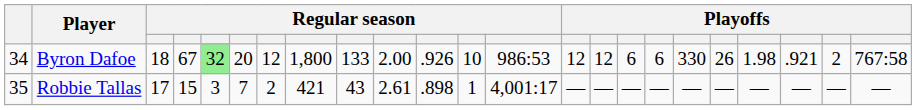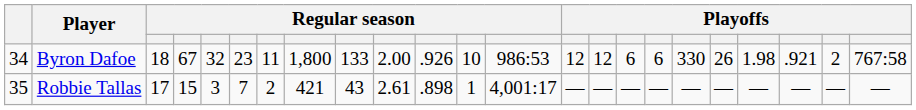(215, 58) lightgreen background -> (215, 58) no background
(243, 58) 20 -> (243, 58) 23
(271, 58) 12 -> (271, 58) 11
